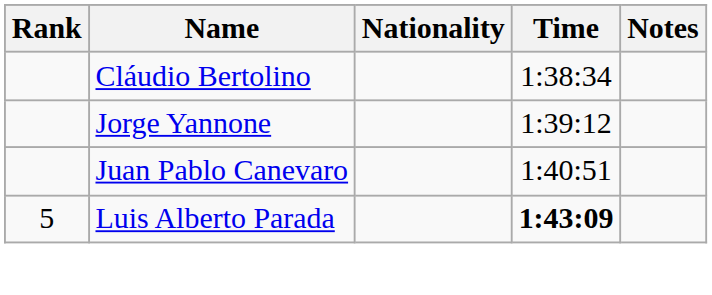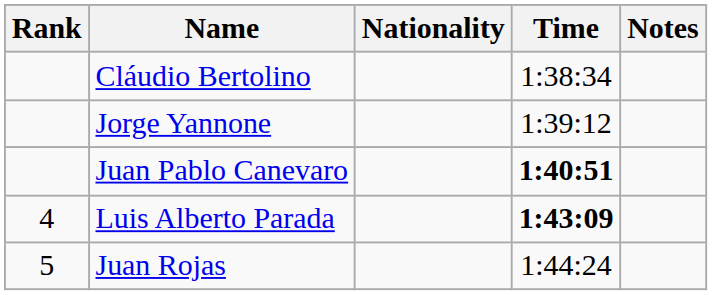(566, 170) normal -> (566, 170) bold
(47, 218) 5 -> (47, 218) 4
+ row: (161, 265)
